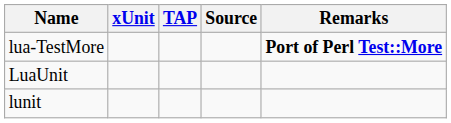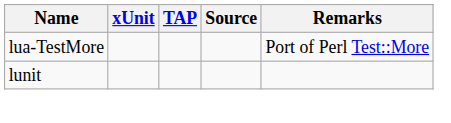(354, 46) bold -> (347, 46) normal
- row: (38, 74)
